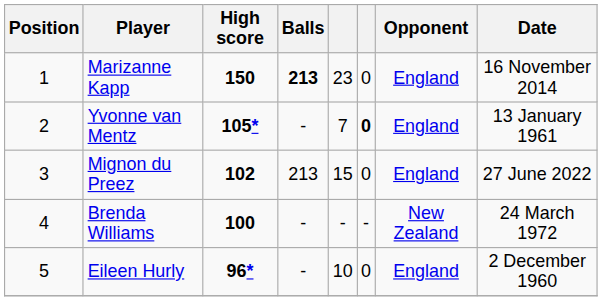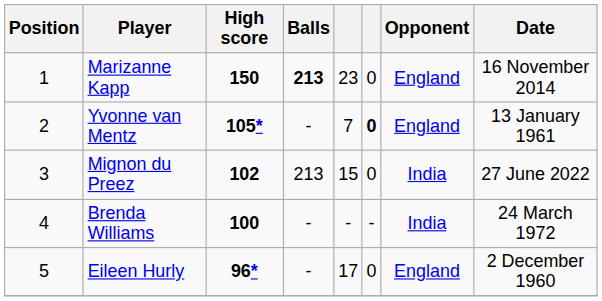(426, 174) England -> (427, 174) India
(426, 223) New Zealand -> (427, 223) India
(343, 271) 10 -> (348, 271) 17
